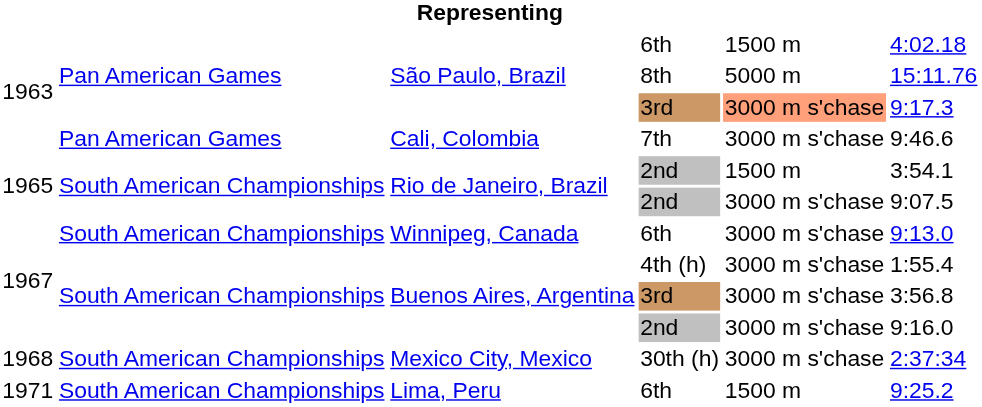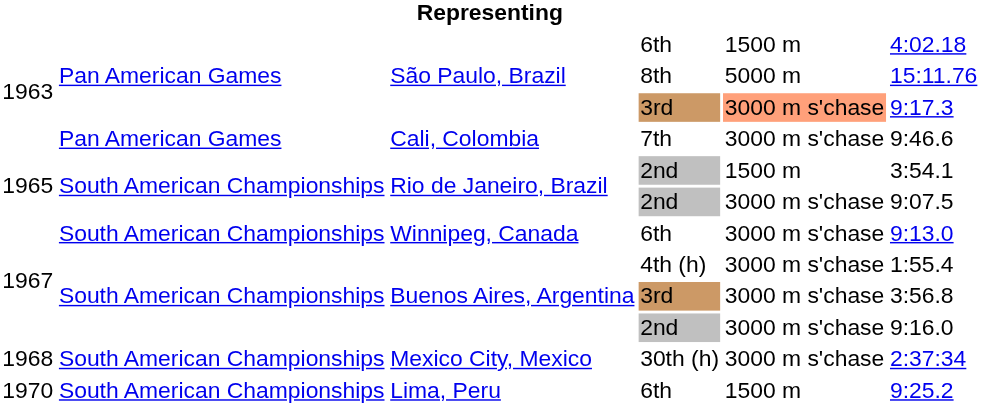(28, 390) 1971 -> (28, 390) 1970
